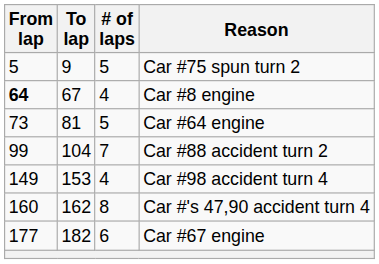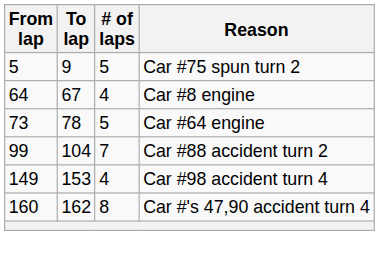(19, 95) bold -> (19, 95) normal
(71, 123) 81 -> (71, 123) 78
- row: (204, 236)
